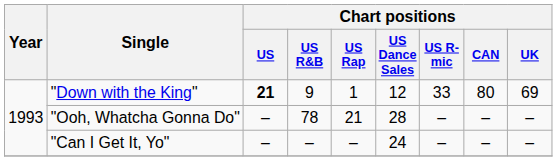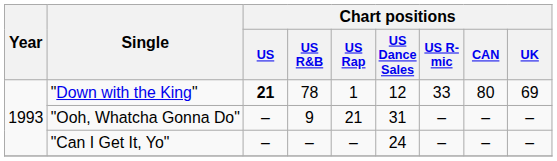(309, 92) 9 -> (310, 92) 78
(310, 117) 78 -> (309, 117) 9
(398, 117) 28 -> (398, 117) 31
